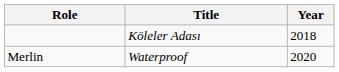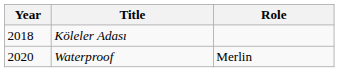columns swapped: (311, 14) <-> (65, 14)
